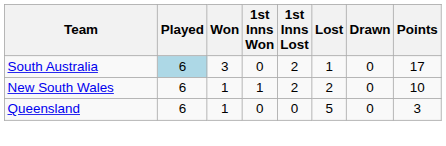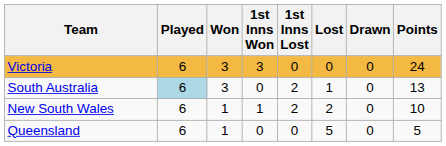+ row: (30, 66)
(417, 66) 17 -> (417, 88) 13
(417, 109) 3 -> (417, 130) 5
